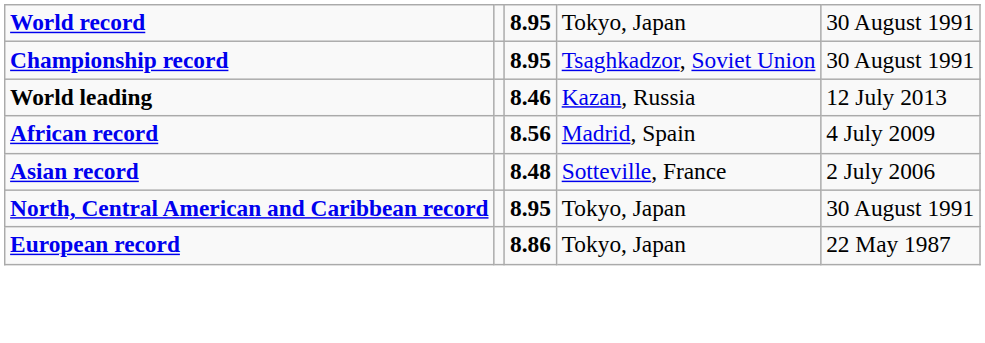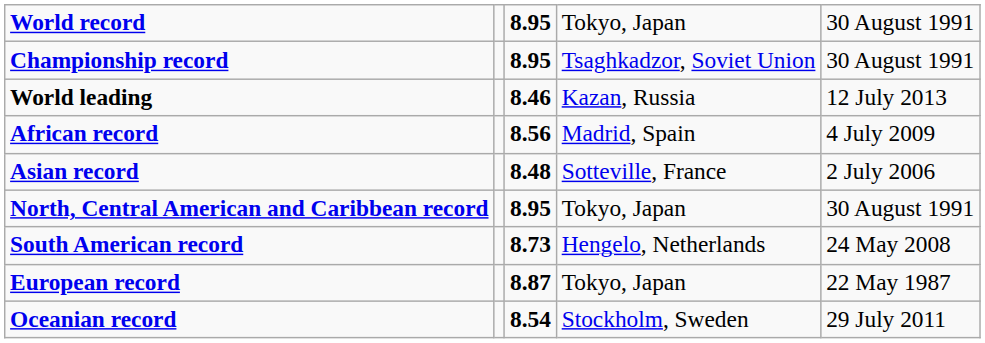+ row: (127, 245)
(530, 245) 8.86 -> (530, 282) 8.87
+ row: (93, 319)
